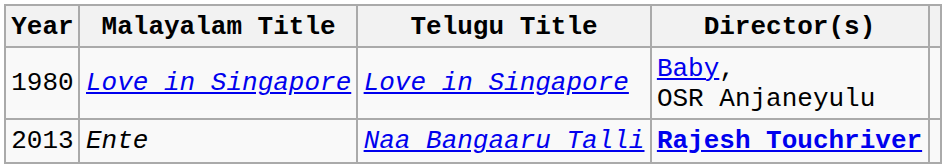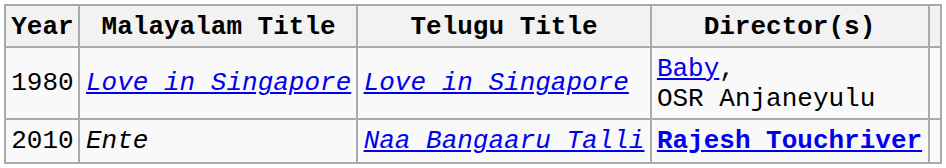(42, 141) 2013 -> (42, 141) 2010
